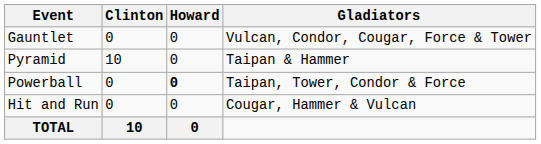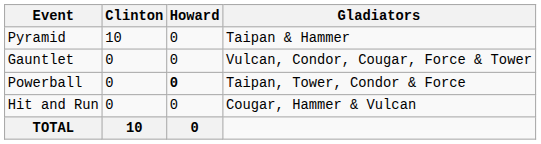rows swapped: (41, 38) <-> (37, 61)
